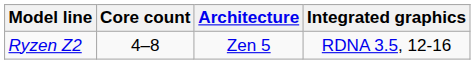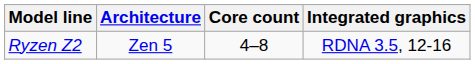columns swapped: (249, 18) <-> (145, 18)
